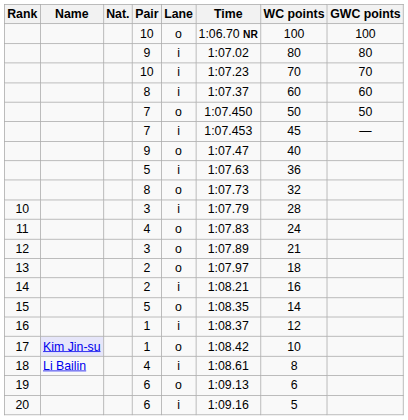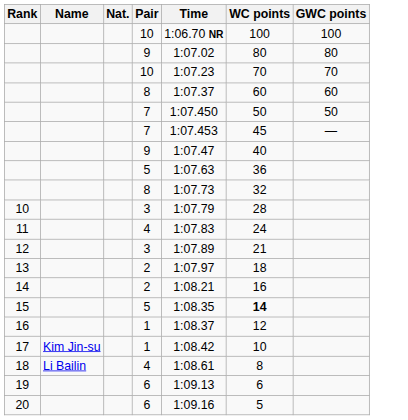- column: (179, 14)
(294, 307) normal -> (260, 307) bold
(72, 346) lavender background -> (72, 346) no background
